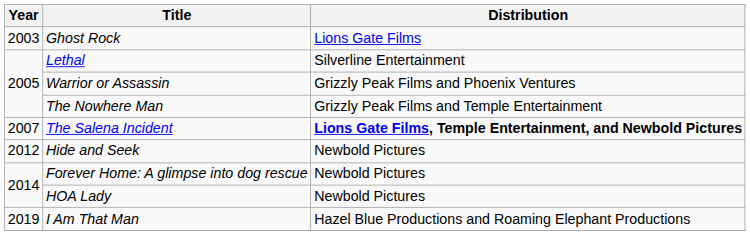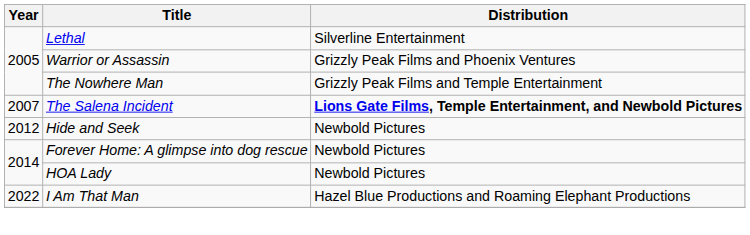- row: (83, 38)
(24, 219) 2019 -> (24, 196) 2022
